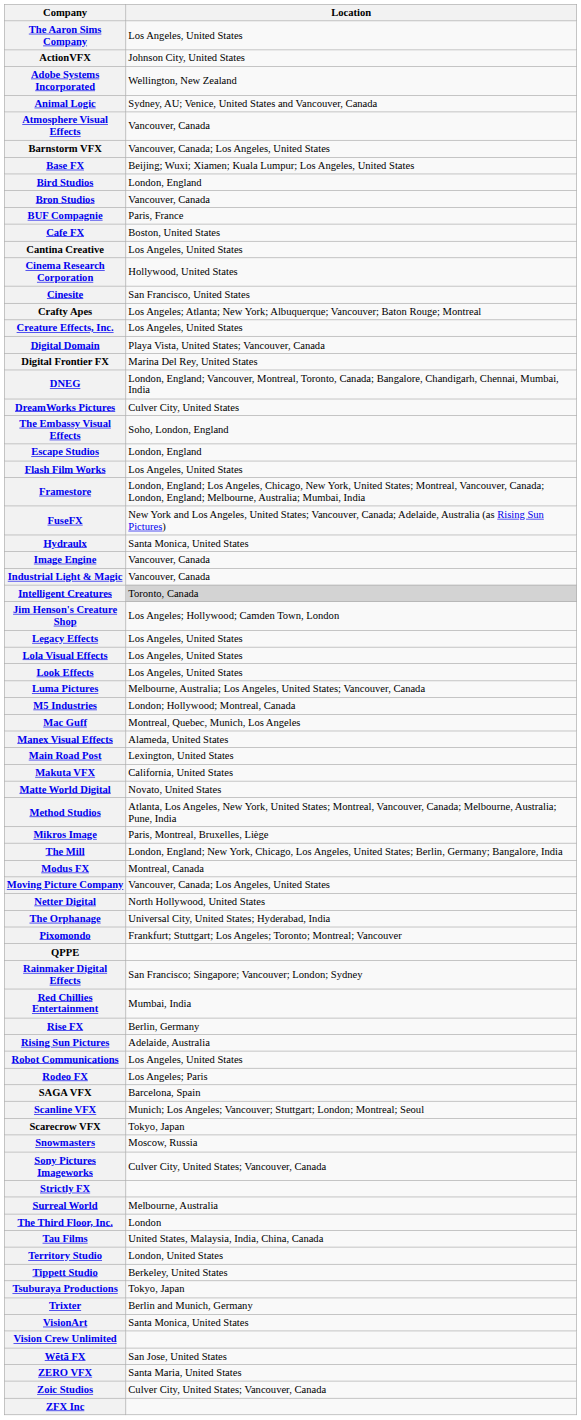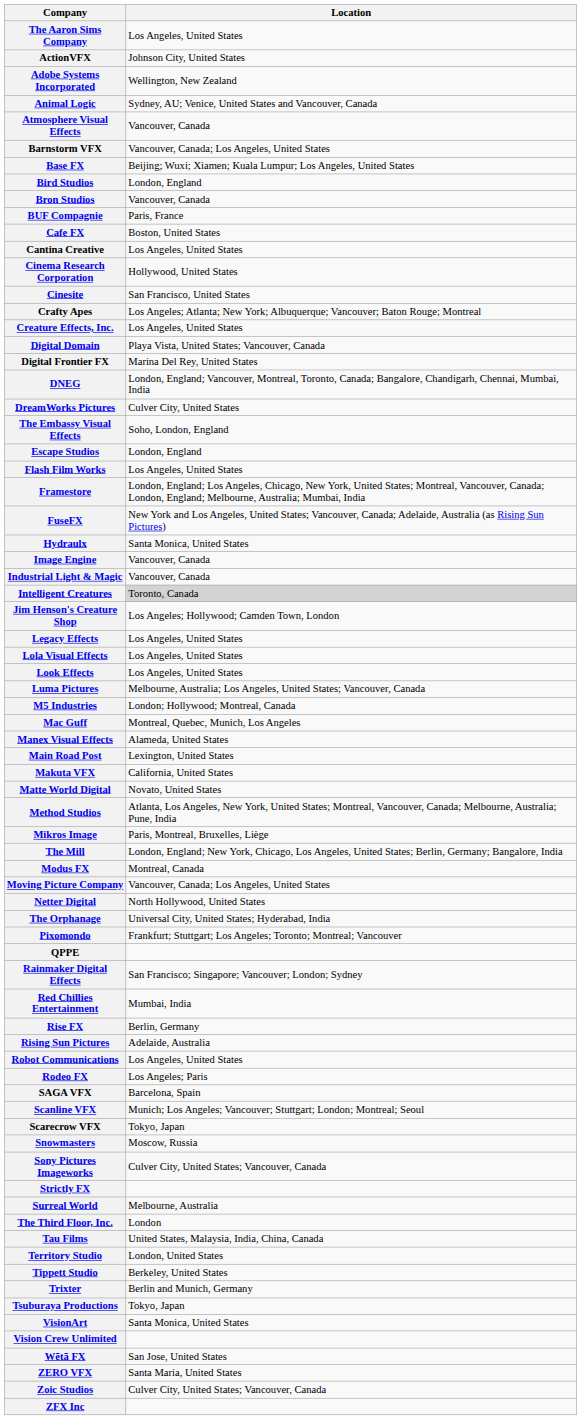rows swapped: (65, 1306) <-> (65, 1289)
